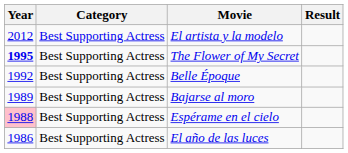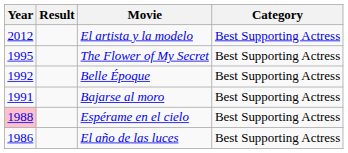columns swapped: (102, 14) <-> (323, 14)
(20, 55) bold -> (20, 55) normal
(20, 96) 1989 -> (20, 96) 1991
